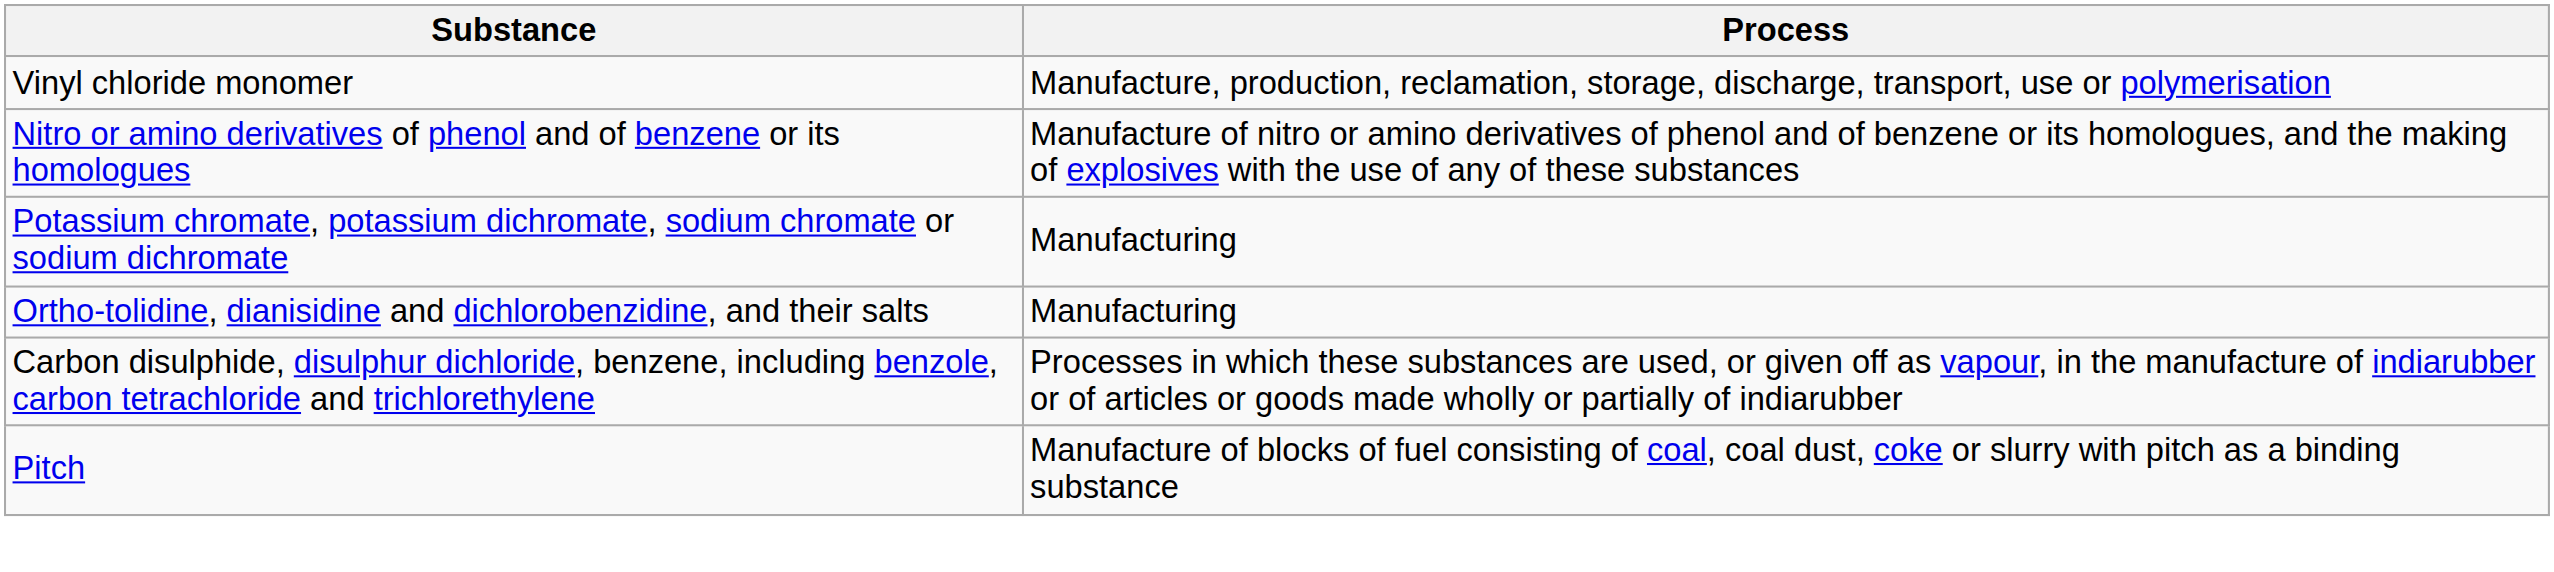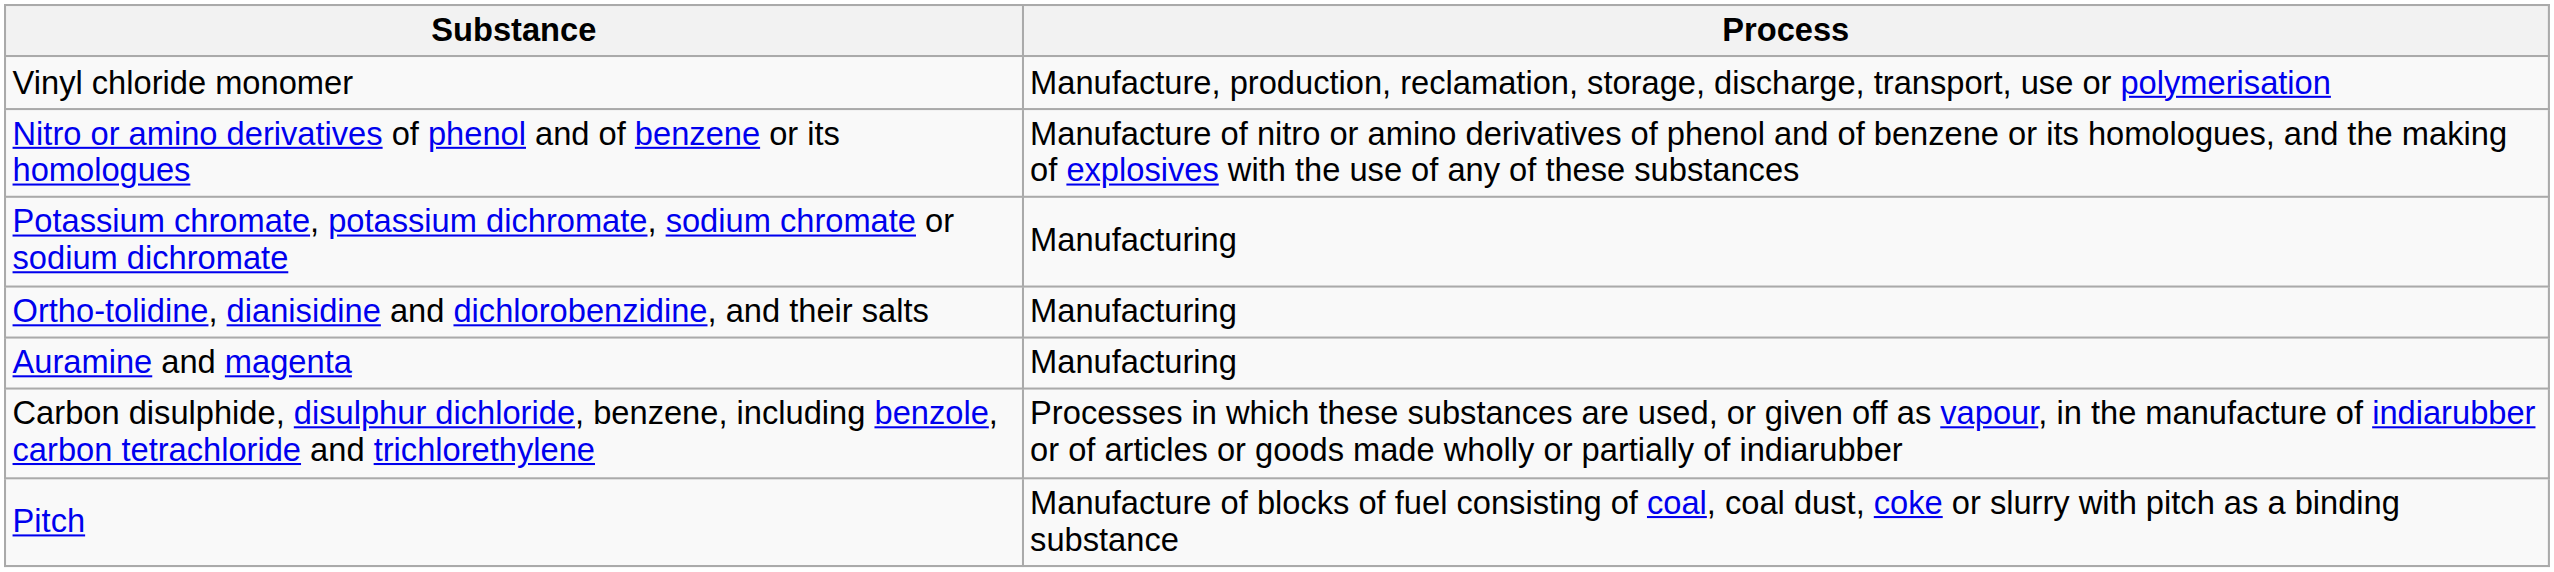+ row: (182, 362)
